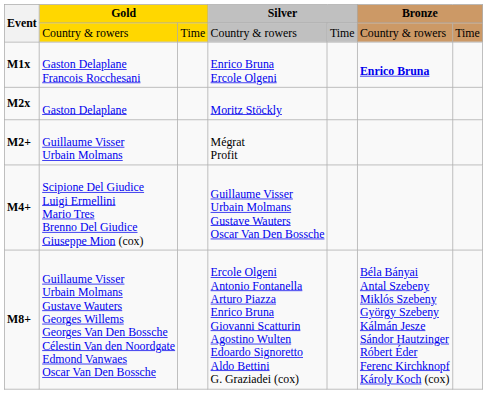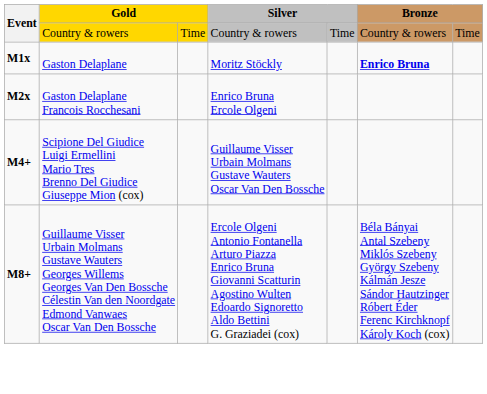(91, 71) Gaston Delaplane Francois Rocchesani -> (84, 64) Gaston Delaplane
(244, 71) Enrico Bruna Ercole Olgeni -> (246, 64) Moritz Stöckly
(84, 110) Gaston Delaplane -> (91, 103) Gaston Delaplane Francois Rocchesani
(246, 110) Moritz Stöckly -> (244, 103) Enrico Bruna Ercole Olgeni
- row: (19, 142)
